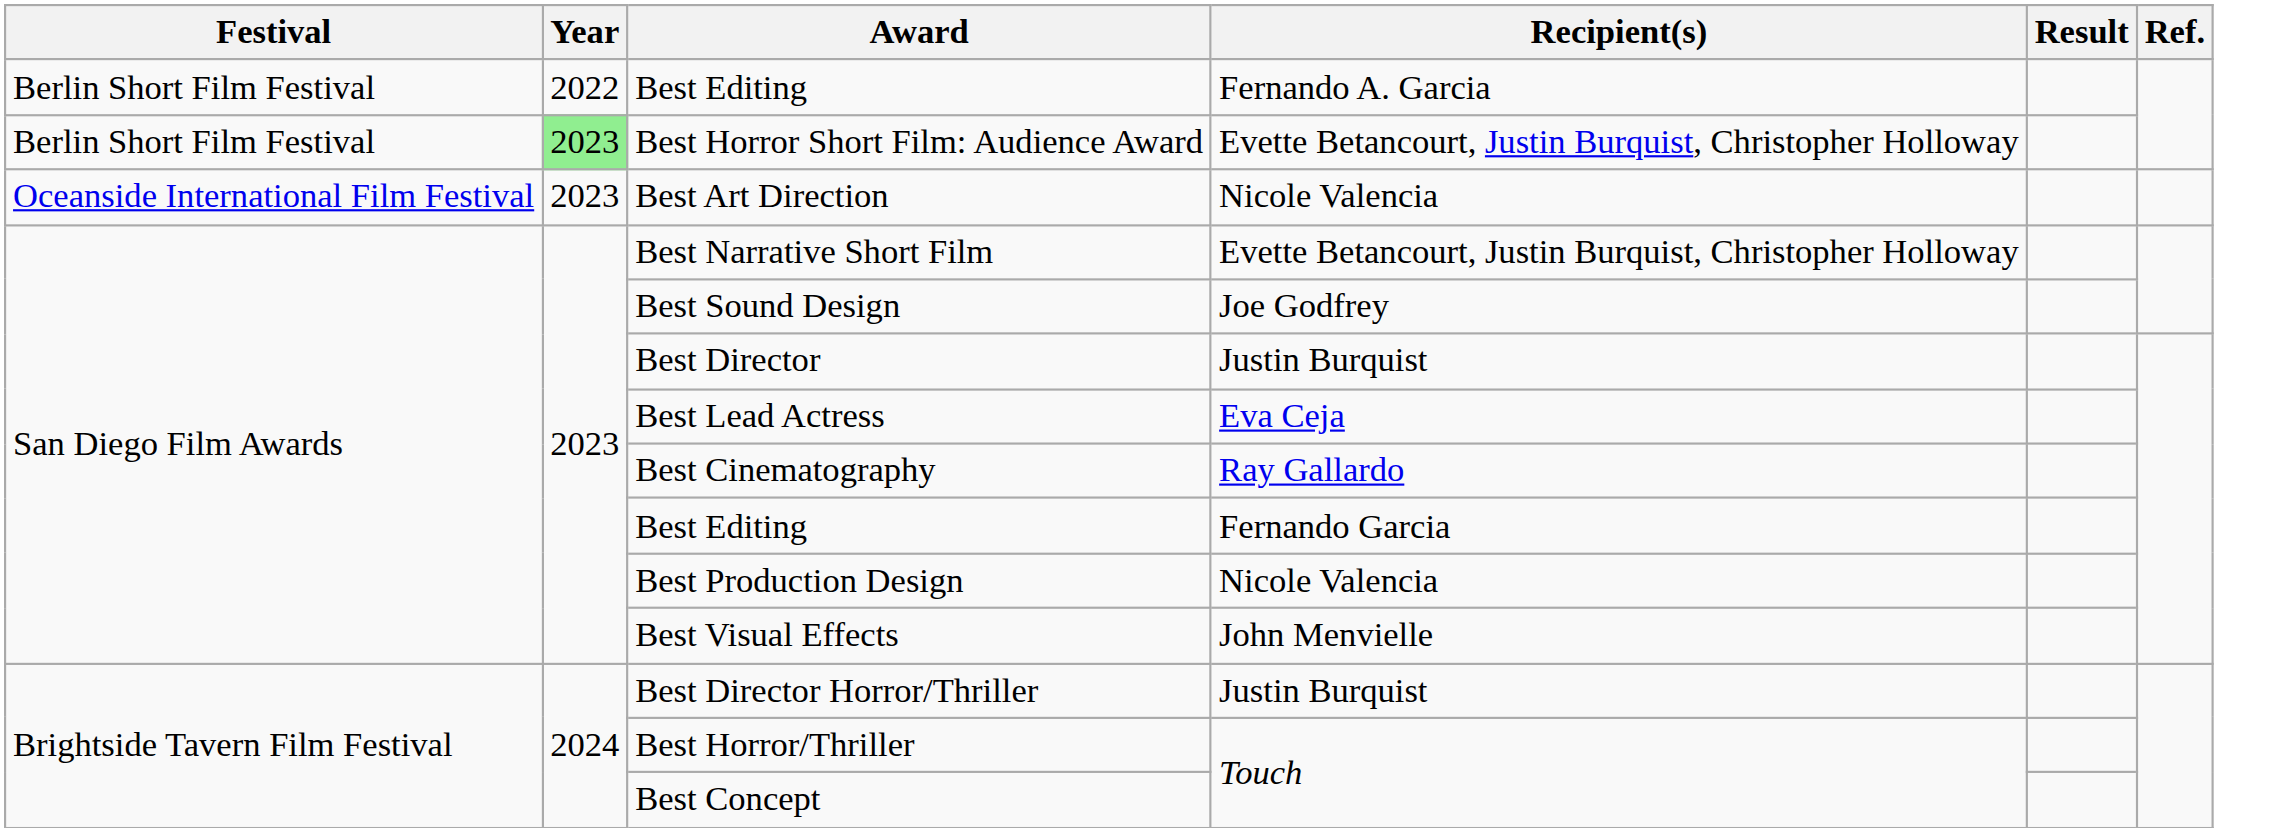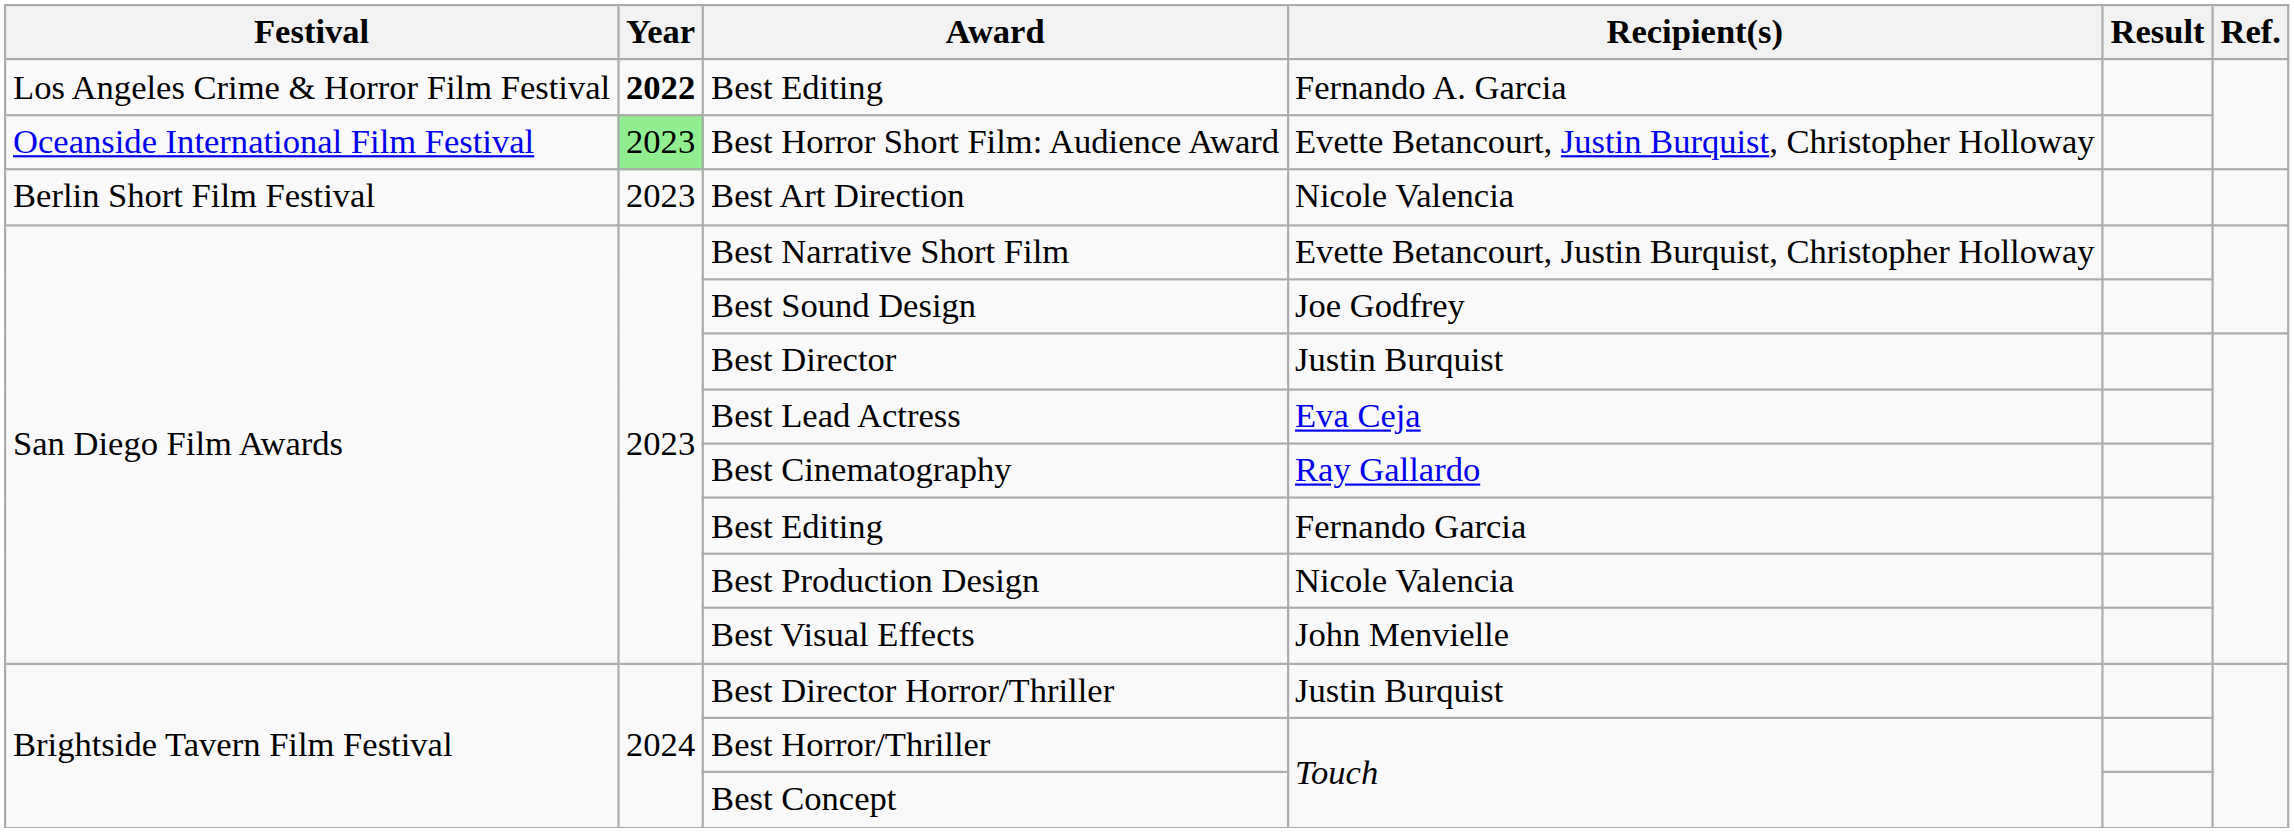(194, 86) Berlin Short Film Festival -> (312, 86) Los Angeles Crime & Horror Film Festival
(585, 86) normal -> (661, 86) bold
(194, 141) Berlin Short Film Festival -> (274, 141) Oceanside International Film Festival
(274, 196) Oceanside International Film Festival -> (194, 196) Berlin Short Film Festival
